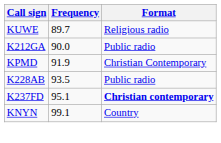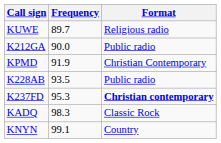(60, 96) 95.1 -> (60, 96) 95.3
+ row: (22, 113)
